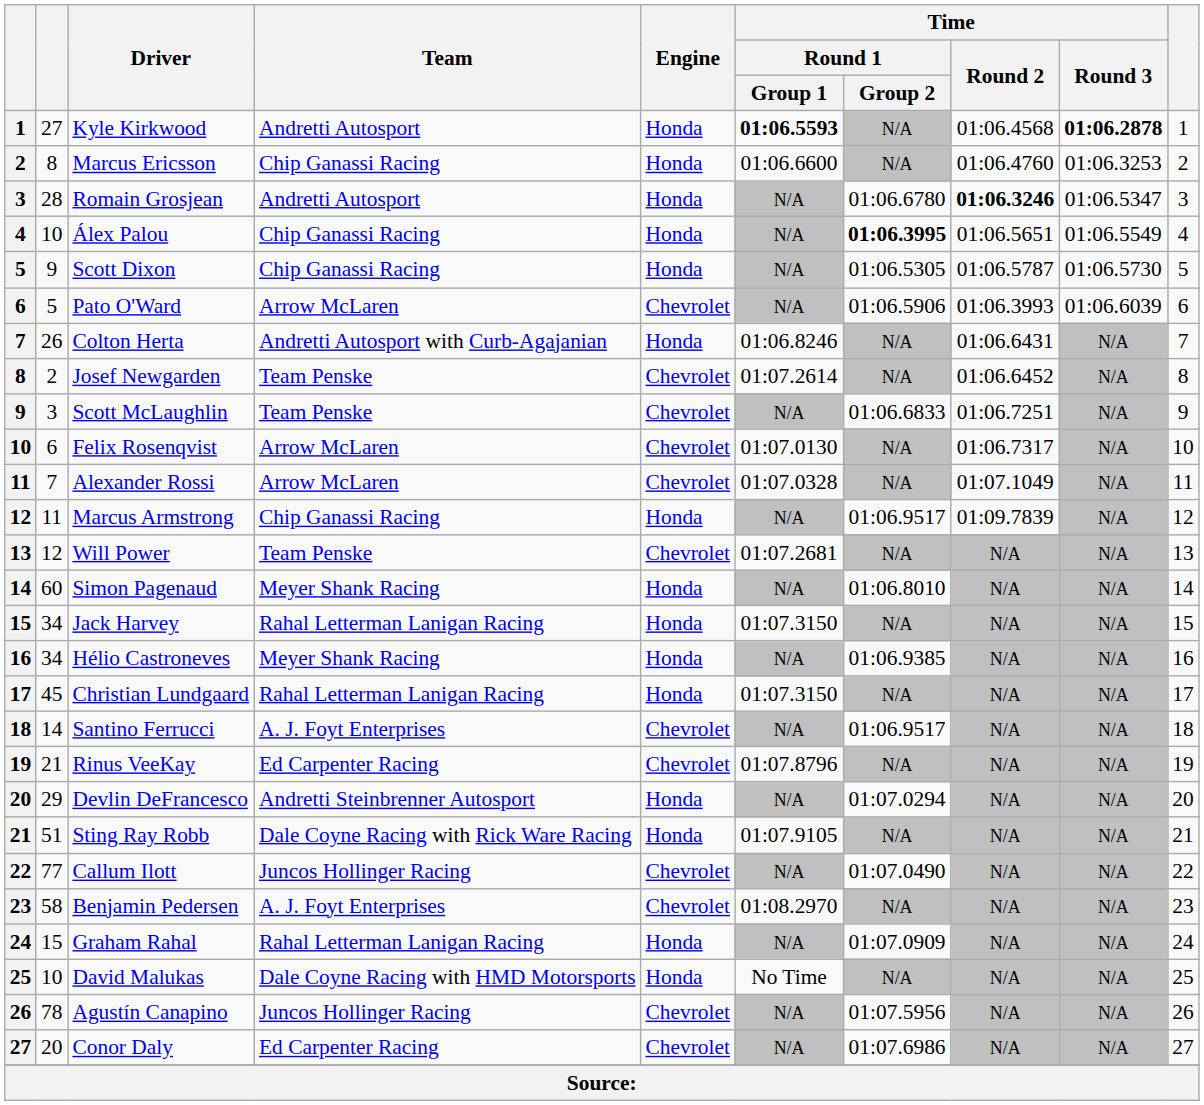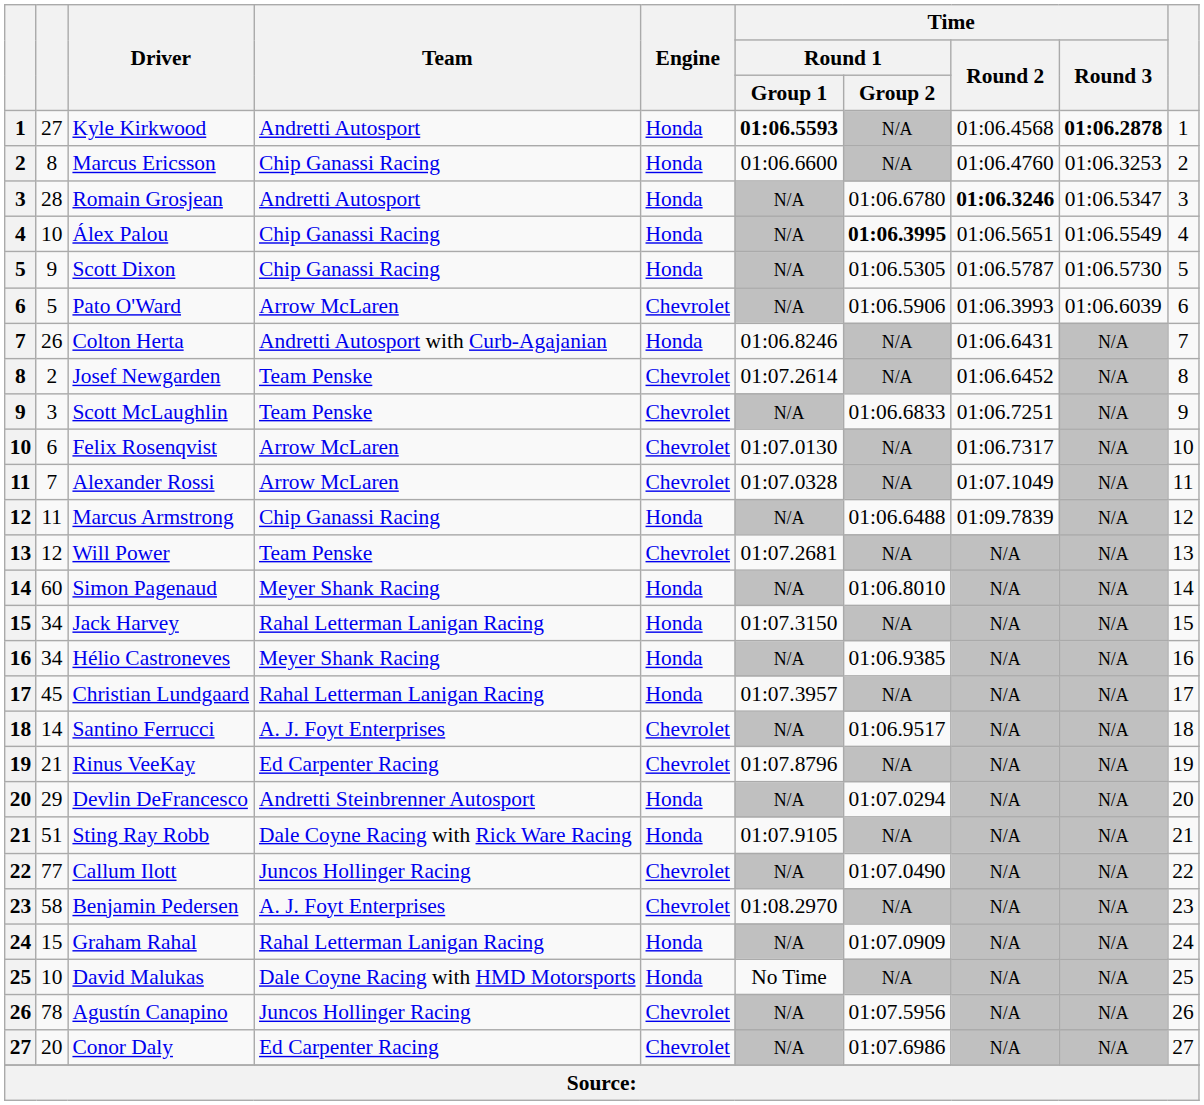(897, 517) 01:06.9517 -> (897, 517) 01:06.6488
(789, 693) 01:07.3150 -> (789, 693) 01:07.3957
